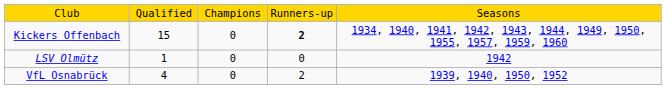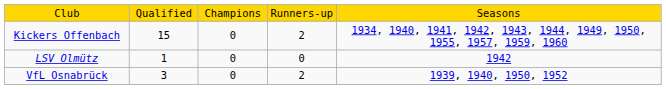(302, 36) bold -> (302, 36) normal
(164, 76) 4 -> (164, 76) 3
